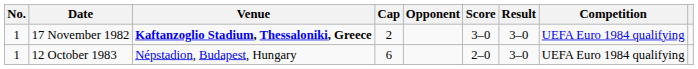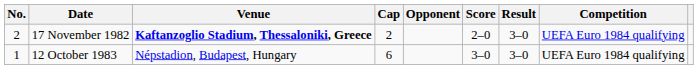(17, 34) 1 -> (17, 34) 2
(481, 34) 3–0 -> (481, 34) 2–0
(481, 54) 2–0 -> (481, 54) 3–0
